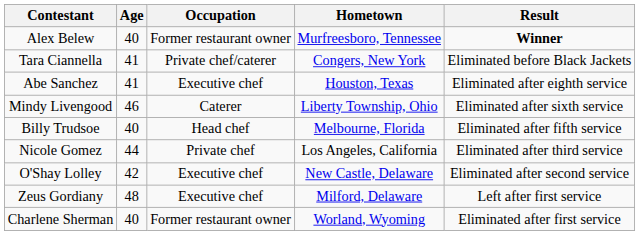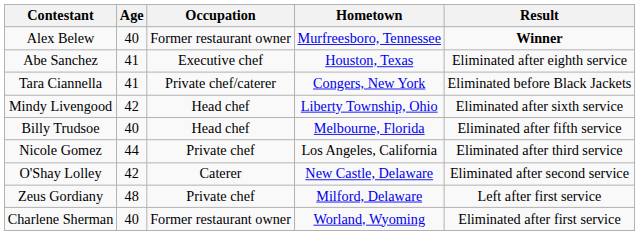rows swapped: (61, 60) <-> (61, 83)
(132, 106) 46 -> (132, 106) 42
(221, 106) Caterer -> (221, 106) Head chef
(221, 173) Executive chef -> (221, 173) Caterer
(221, 196) Executive chef -> (221, 196) Private chef
